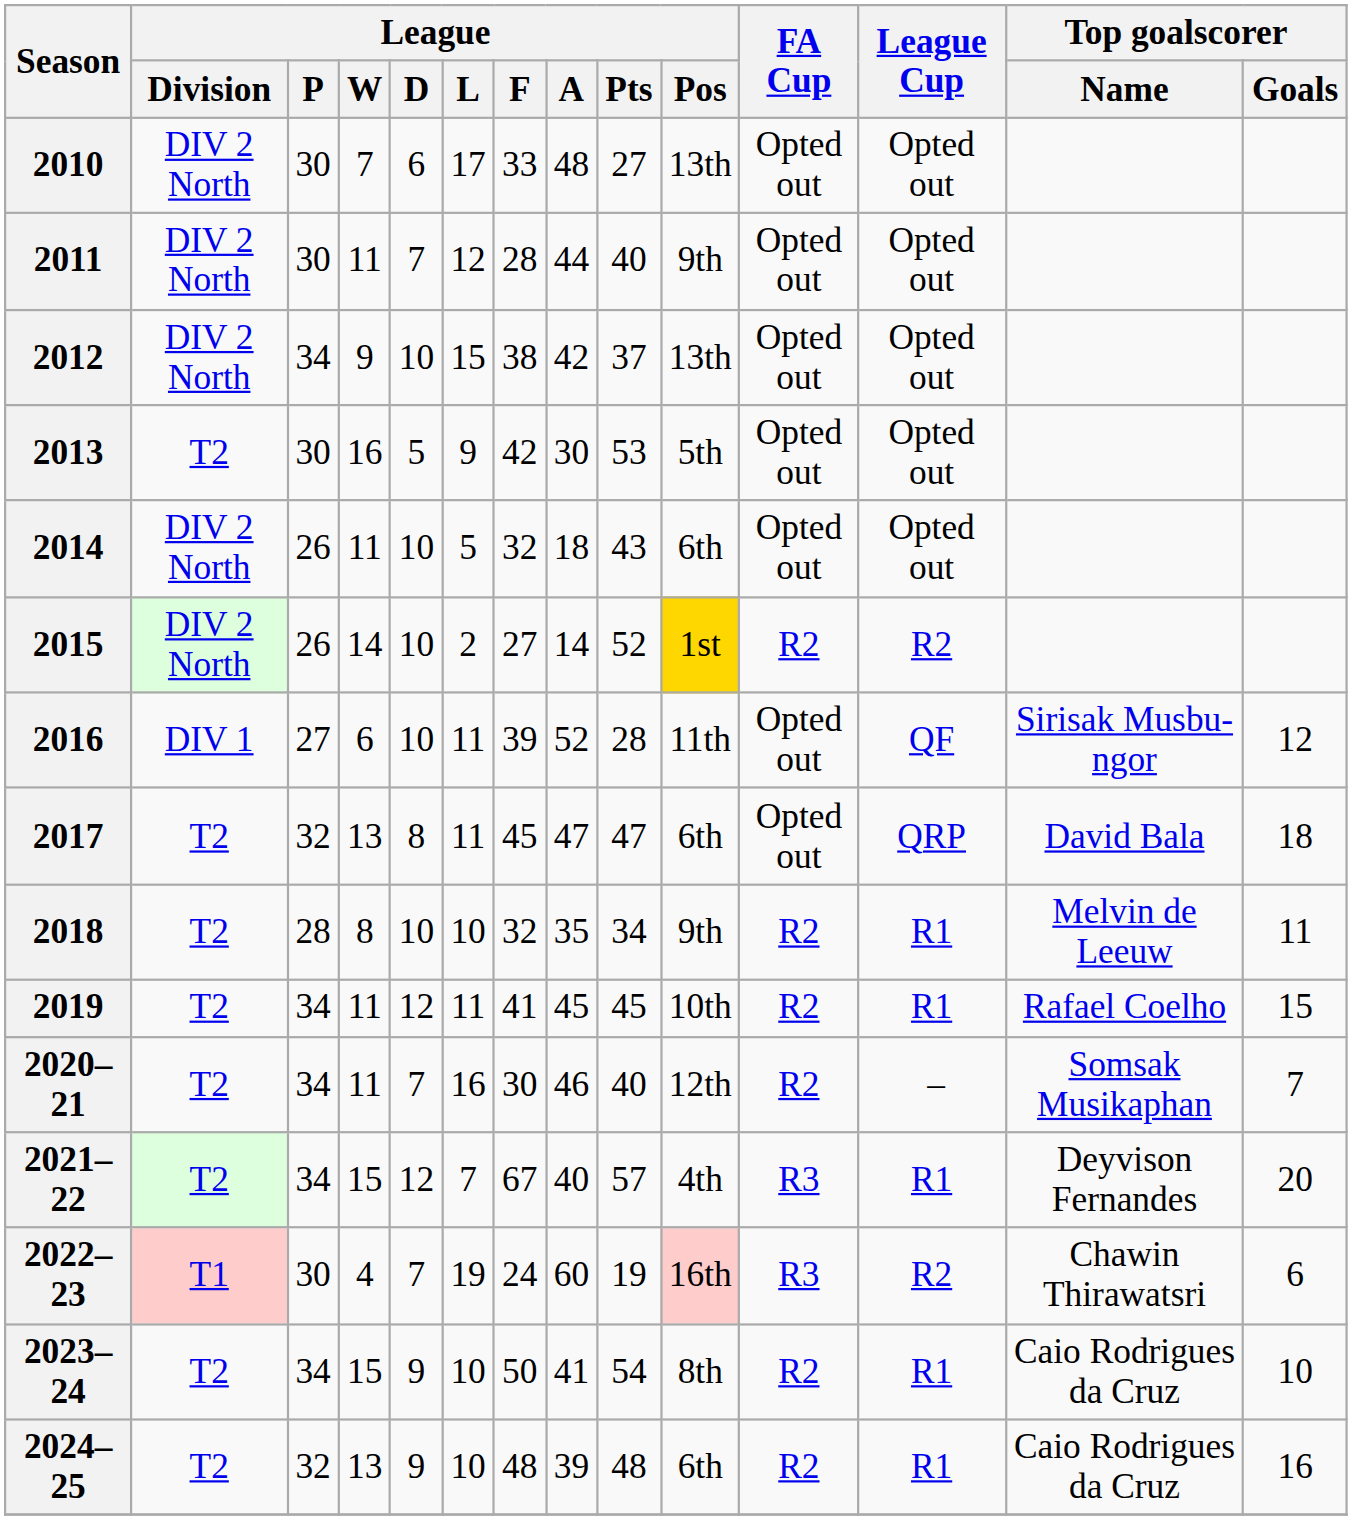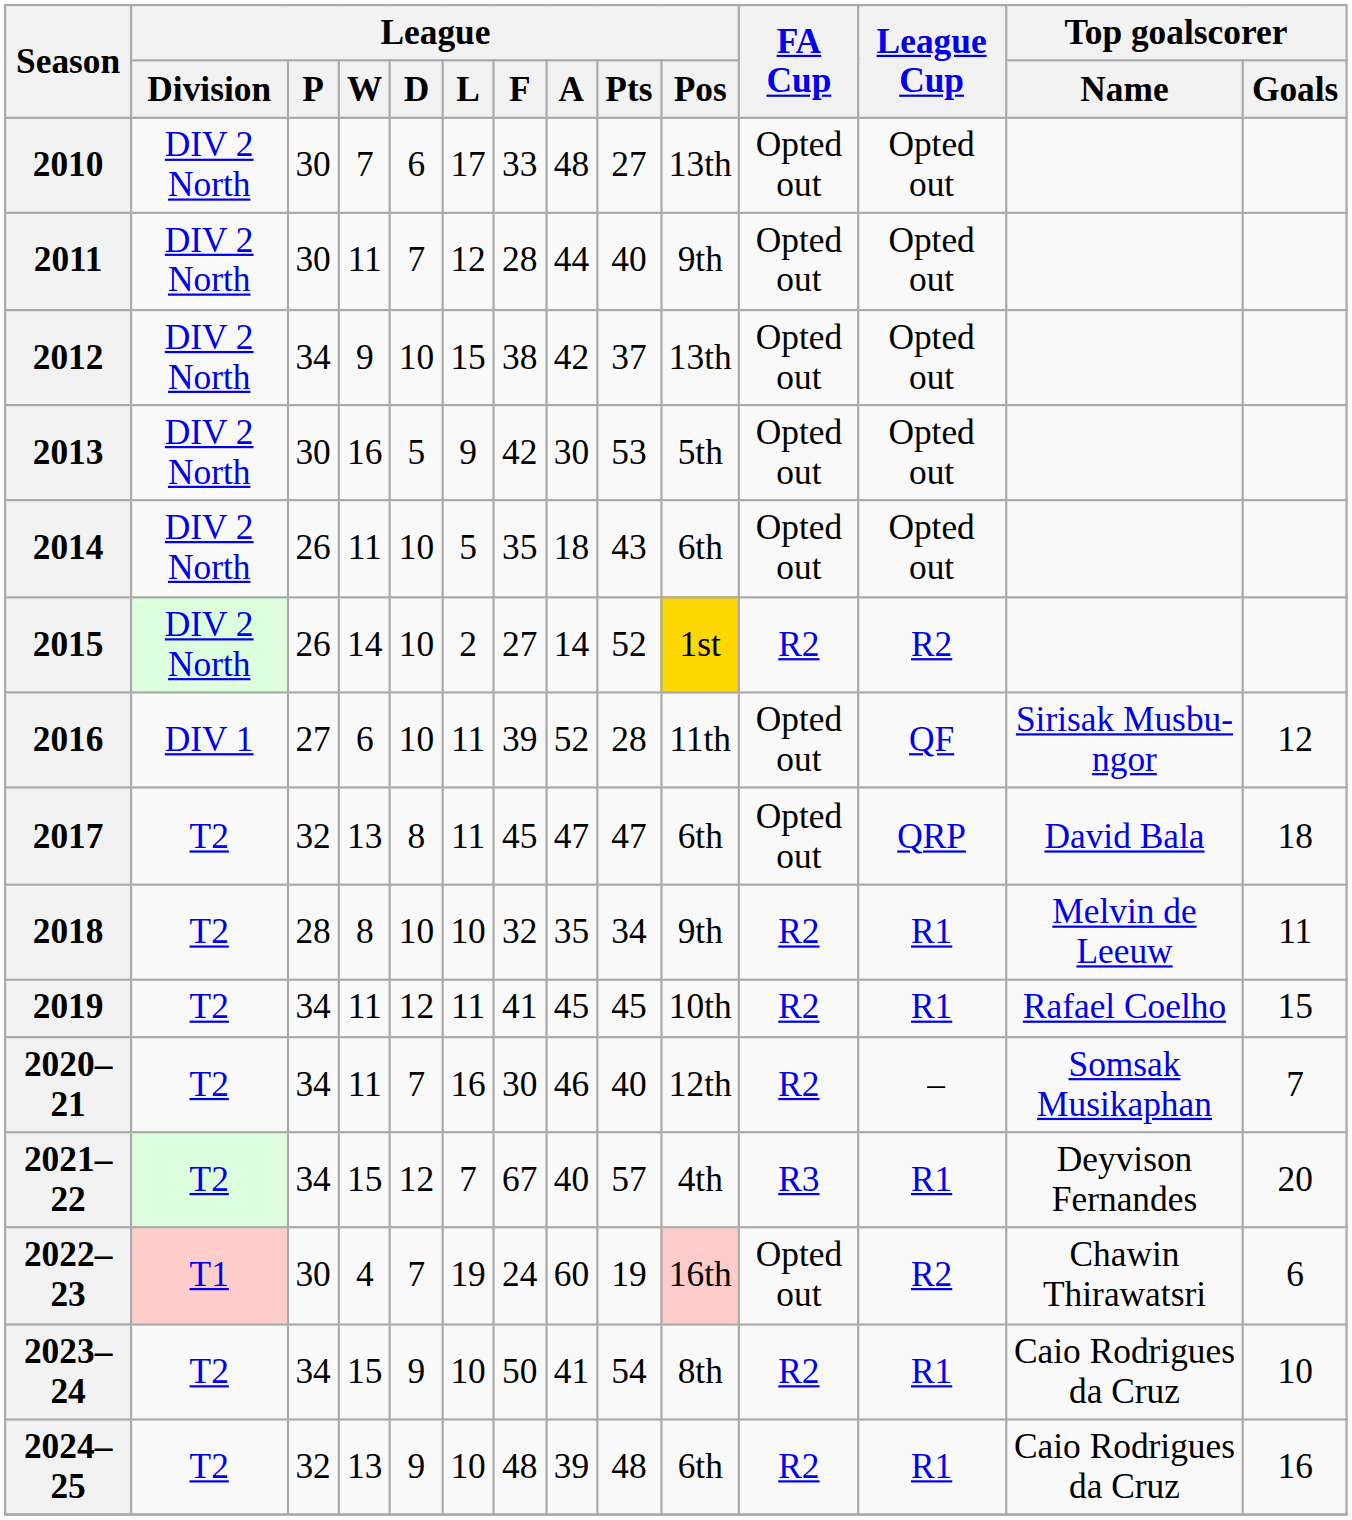(209, 452) T2 -> (209, 452) DIV 2 North
(520, 548) 32 -> (520, 548) 35
(799, 1275) R3 -> (799, 1275) Opted out
